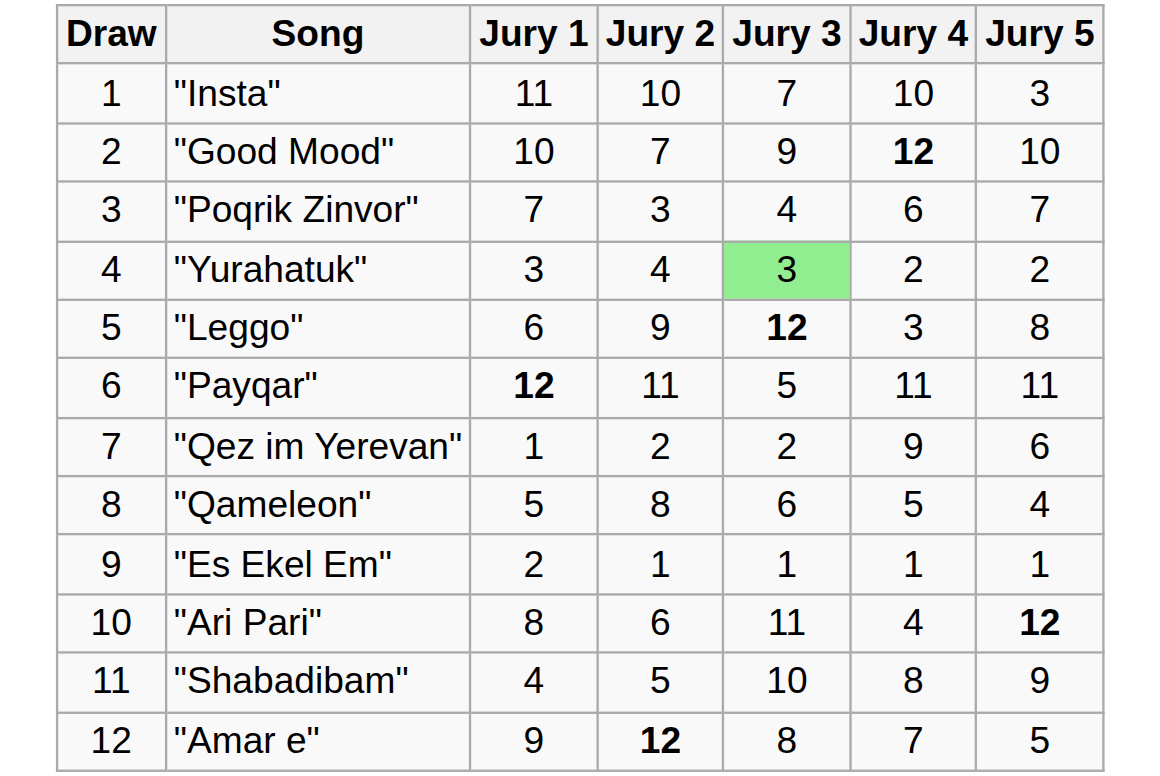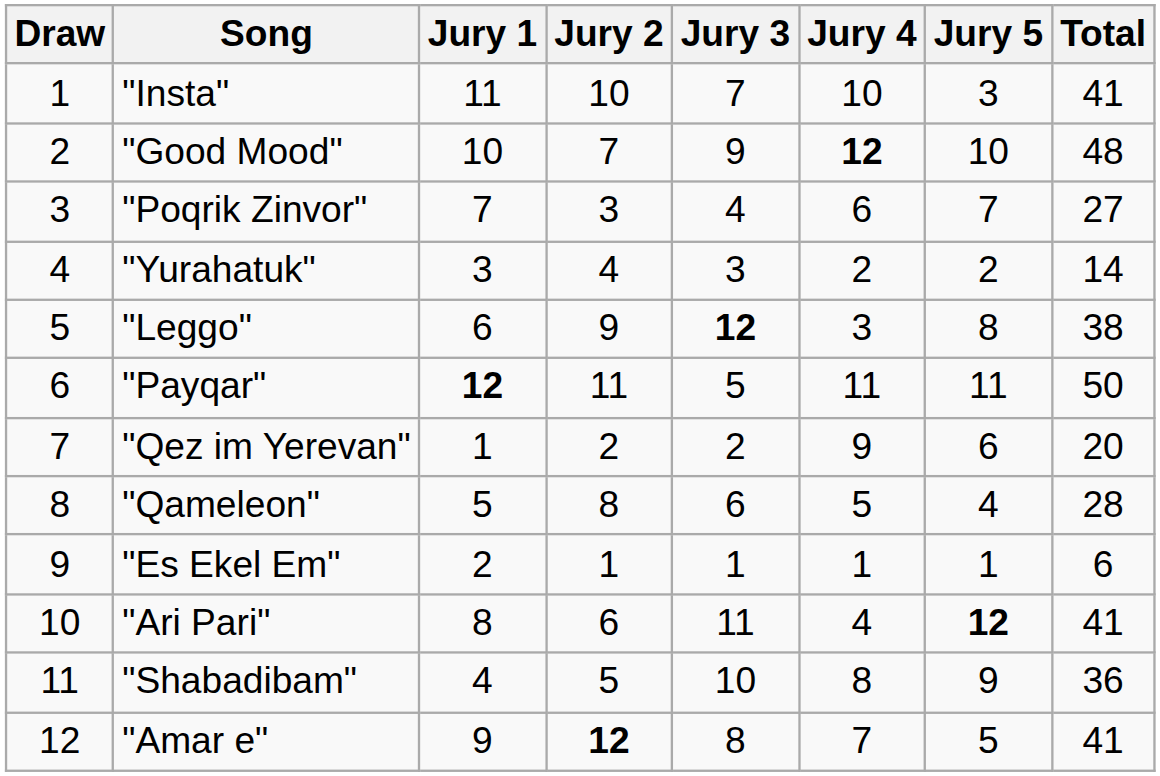+ column: (1103, 33)
(787, 269) lightgreen background -> (735, 269) no background
